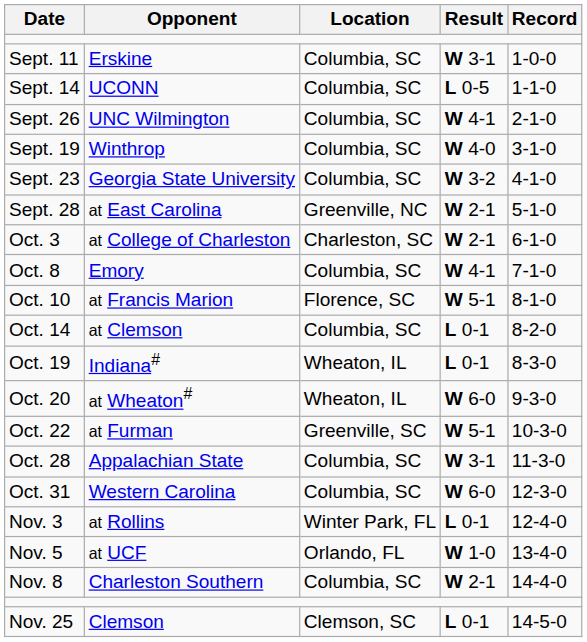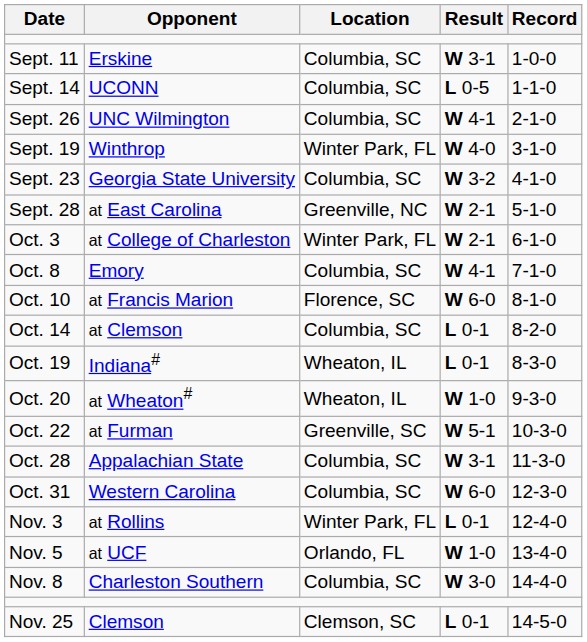(363, 149) Columbia, SC -> (370, 149) Winter Park, FL
(368, 239) Charleston, SC -> (370, 239) Winter Park, FL
(470, 300) W 5-1 -> (470, 300) W 6-0
(470, 398) W 6-0 -> (470, 398) W 1-0
(470, 582) W 2-1 -> (470, 582) W 3-0
